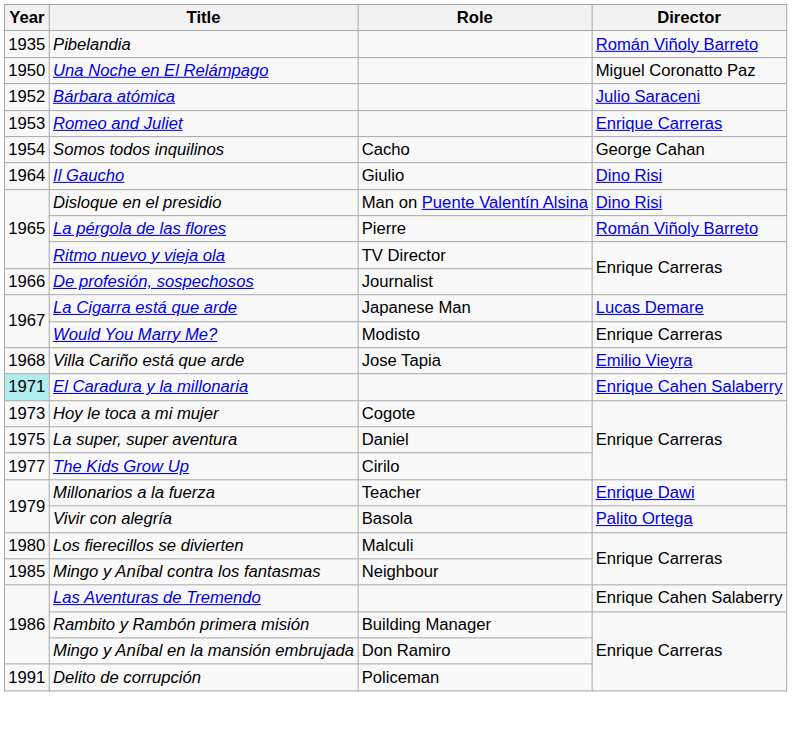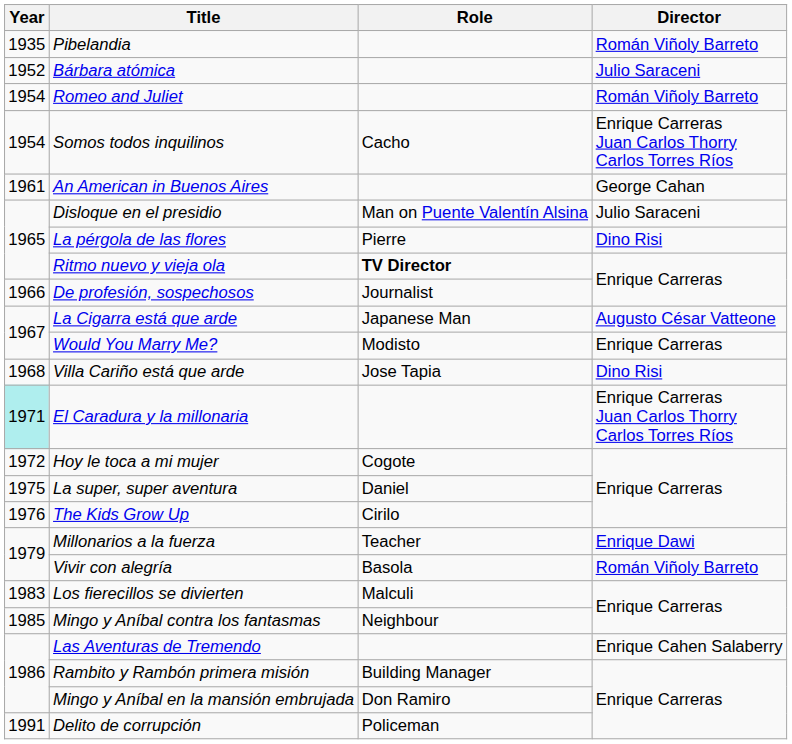- row: (161, 70)
(27, 123) 1953 -> (27, 96) 1954
(659, 123) Enrique Carreras -> (677, 96) Román Viñoly Barreto
(650, 149) George Cahan -> (666, 141) Enrique Carreras Juan Carlos Thorry Carlos Torres Ríos
+ row: (161, 187)
- row: (89, 176)
(629, 202) Dino Risi -> (648, 213) Julio Saraceni
(677, 228) Román Viñoly Barreto -> (629, 239) Dino Risi
(404, 255) normal -> (406, 266) bold
(650, 307) Lucas Demare -> (686, 319) Augusto César Vatteone
(644, 360) Emilio Vieyra -> (629, 371) Dino Risi
(689, 387) Enrique Cahen Salaberry -> (666, 416) Enrique Carreras Juan Carlos Thorry Carlos Torres Ríos
(27, 413) 1973 -> (27, 462) 1972
(27, 466) 1977 -> (27, 514) 1976
(644, 519) Palito Ortega -> (677, 567) Román Viñoly Barreto
(27, 545) 1980 -> (27, 593) 1983
